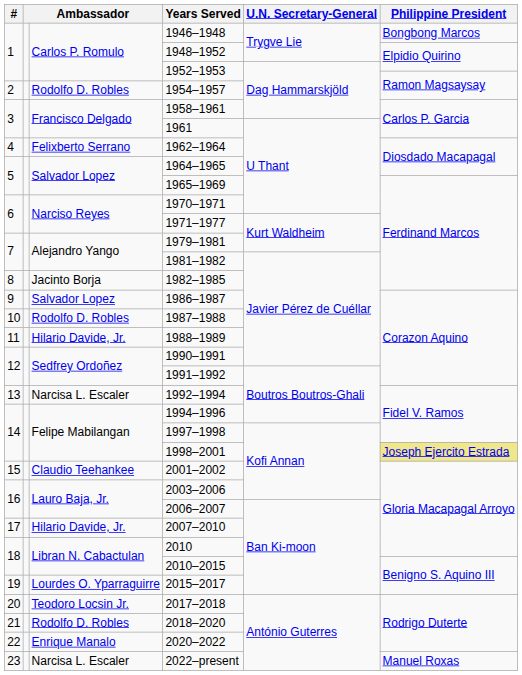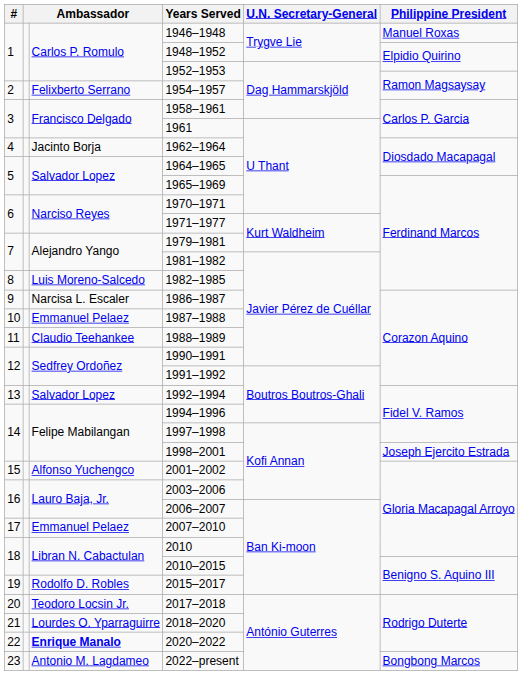(431, 33) Bongbong Marcos -> (421, 33) Manuel Roxas
(80, 90) Rodolfo D. Robles -> (81, 90) Felixberto Serrano
(81, 147) Felixberto Serrano -> (66, 147) Jacinto Borja
(66, 280) Jacinto Borja -> (88, 280) Luis Moreno-Salcedo
(73, 299) Salvador Lopez -> (80, 299) Narcisa L. Escaler
(80, 318) Rodolfo D. Robles -> (80, 318) Emmanuel Pelaez
(79, 337) Hilario Davide, Jr. -> (83, 337) Claudio Teehankee
(80, 394) Narcisa L. Escaler -> (73, 394) Salvador Lopez
(446, 451) khaki background -> (446, 451) no background
(83, 470) Claudio Teehankee -> (83, 470) Alfonso Yuchengco
(79, 527) Hilario Davide, Jr. -> (80, 527) Emmanuel Pelaez
(96, 584) Lourdes O. Yparraguirre -> (80, 584) Rodolfo D. Robles
(80, 623) Rodolfo D. Robles -> (96, 623) Lourdes O. Yparraguirre
(74, 642) normal -> (76, 642) bold
(80, 661) Narcisa L. Escaler -> (90, 661) Antonio M. Lagdameo
(421, 661) Manuel Roxas -> (431, 661) Bongbong Marcos
